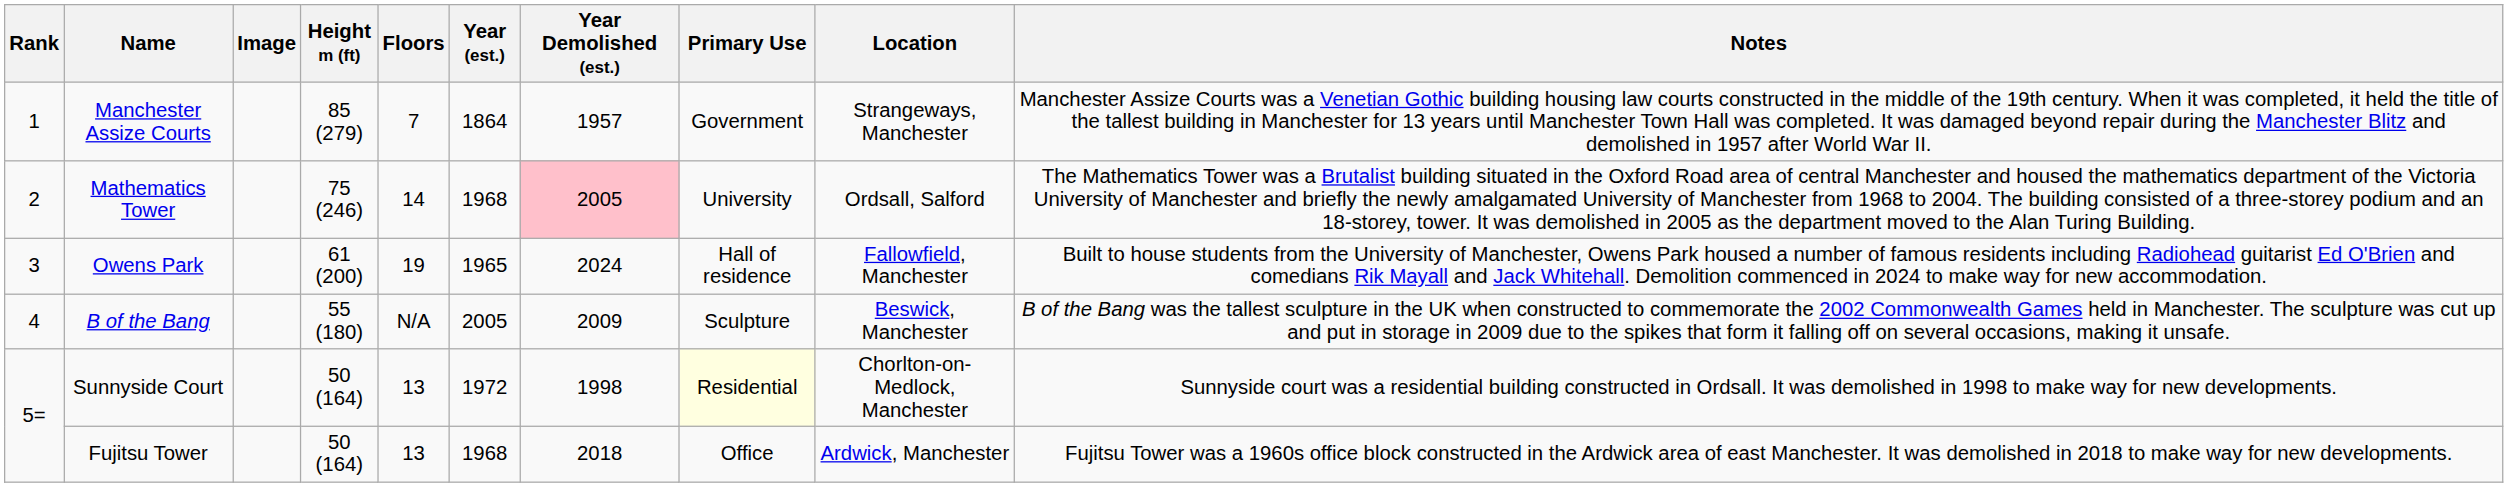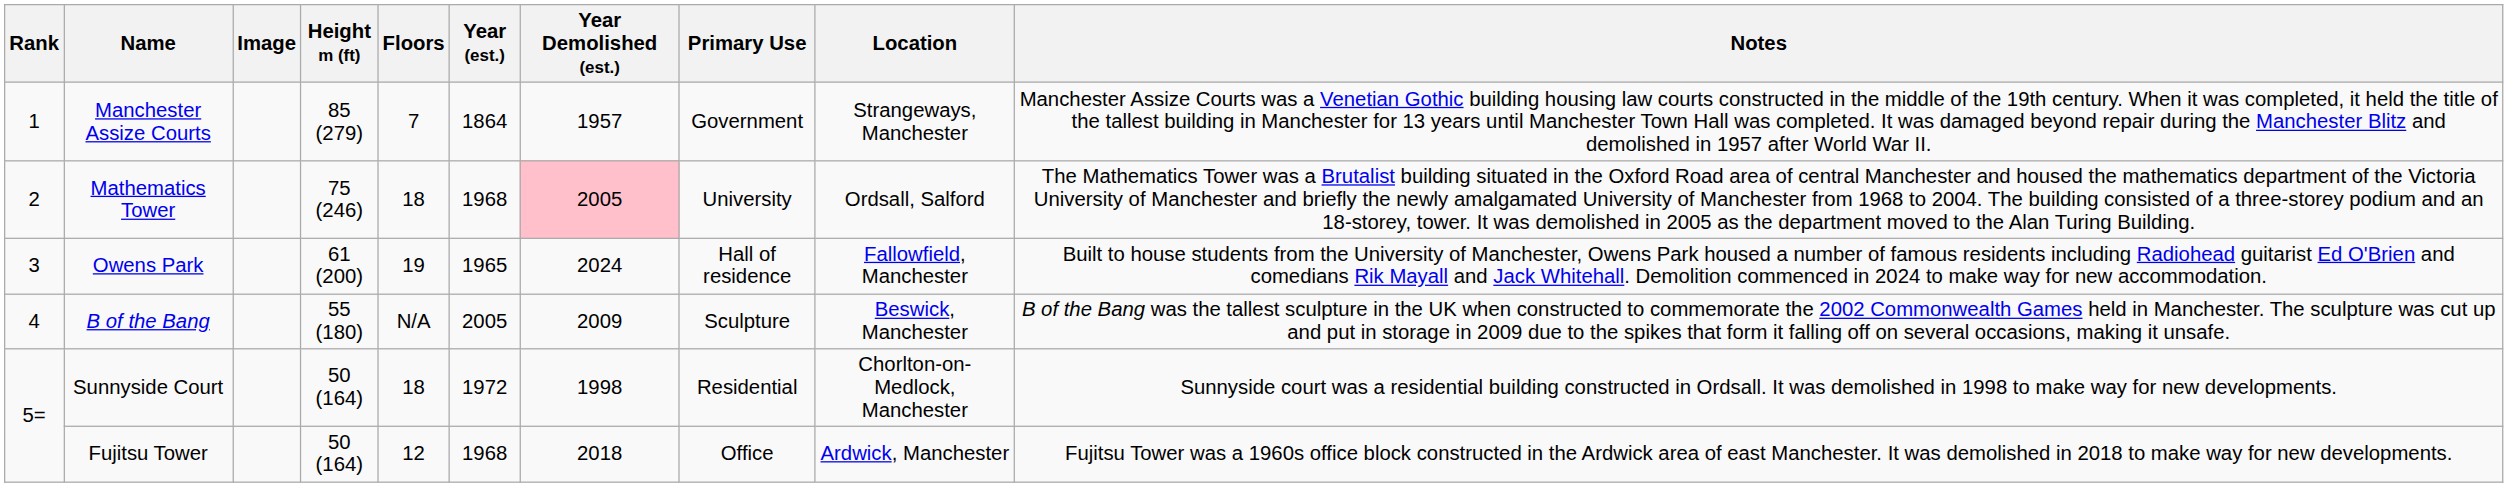(414, 199) 14 -> (414, 199) 18
(414, 387) 13 -> (414, 387) 18
(747, 387) lightyellow background -> (747, 387) no background
(414, 454) 13 -> (414, 454) 12
